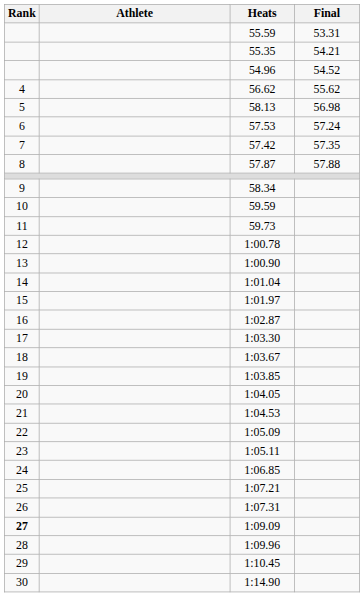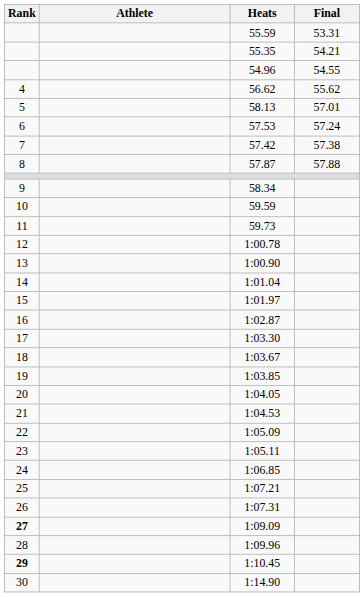(327, 70) 54.52 -> (327, 70) 54.55
(327, 107) 56.98 -> (327, 107) 57.01
(327, 145) 57.35 -> (327, 145) 57.38
(22, 563) normal -> (22, 563) bold
